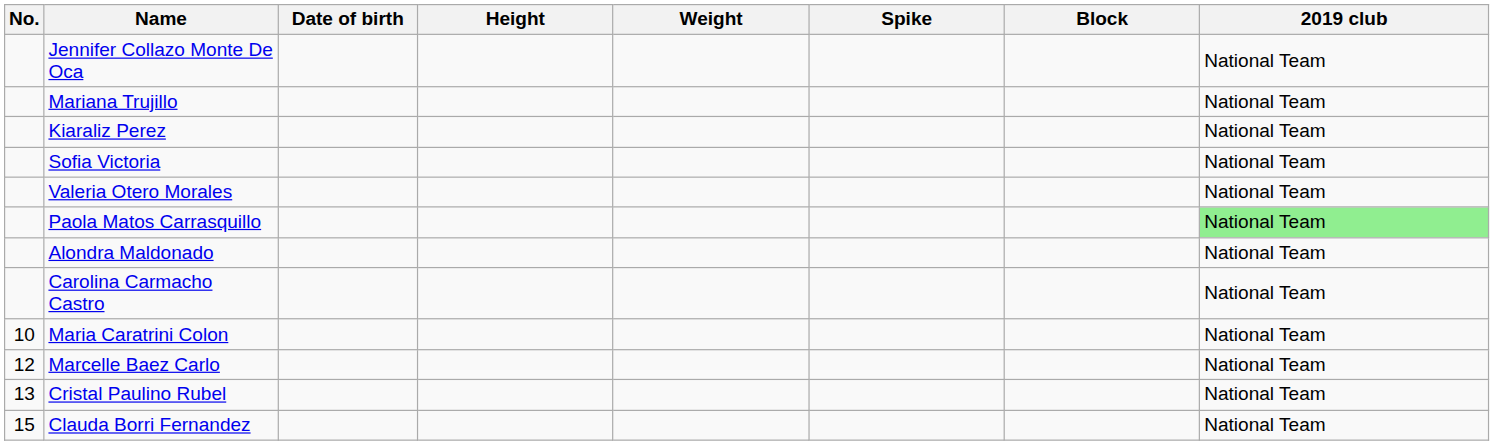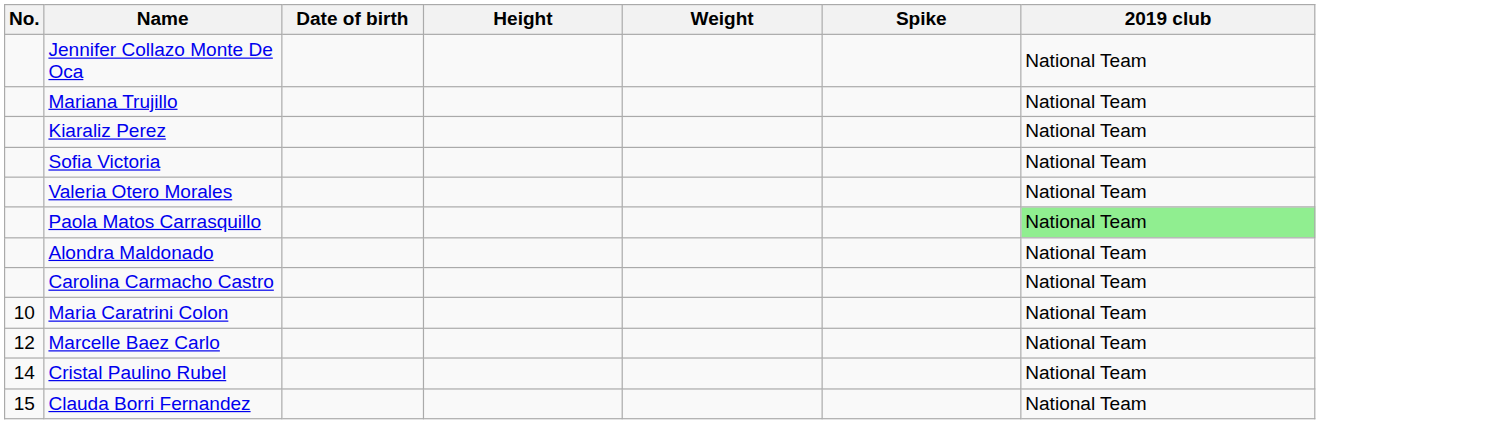- column: (1102, 19)
(24, 394) 13 -> (24, 373) 14
